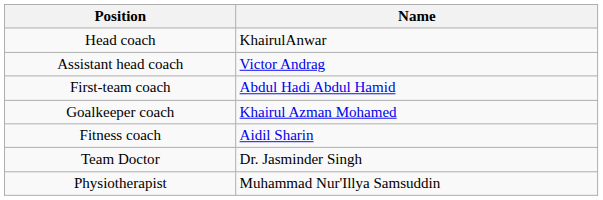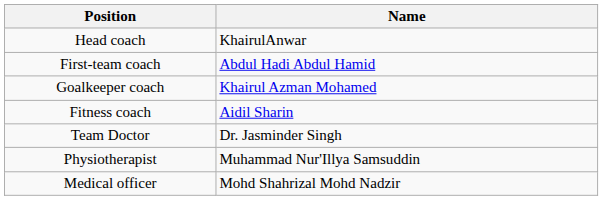- row: (120, 64)
+ row: (110, 183)
